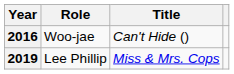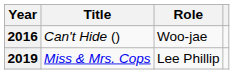columns swapped: (166, 15) <-> (75, 15)
